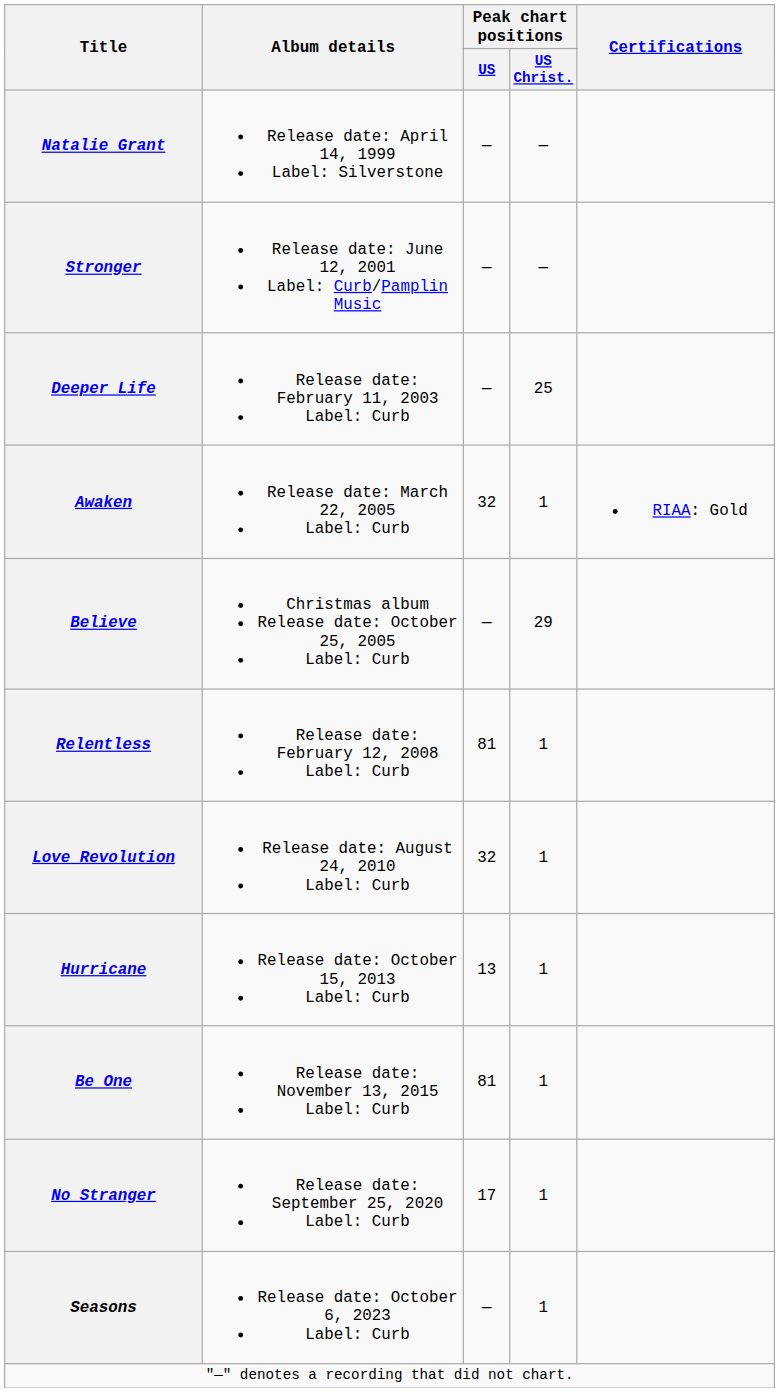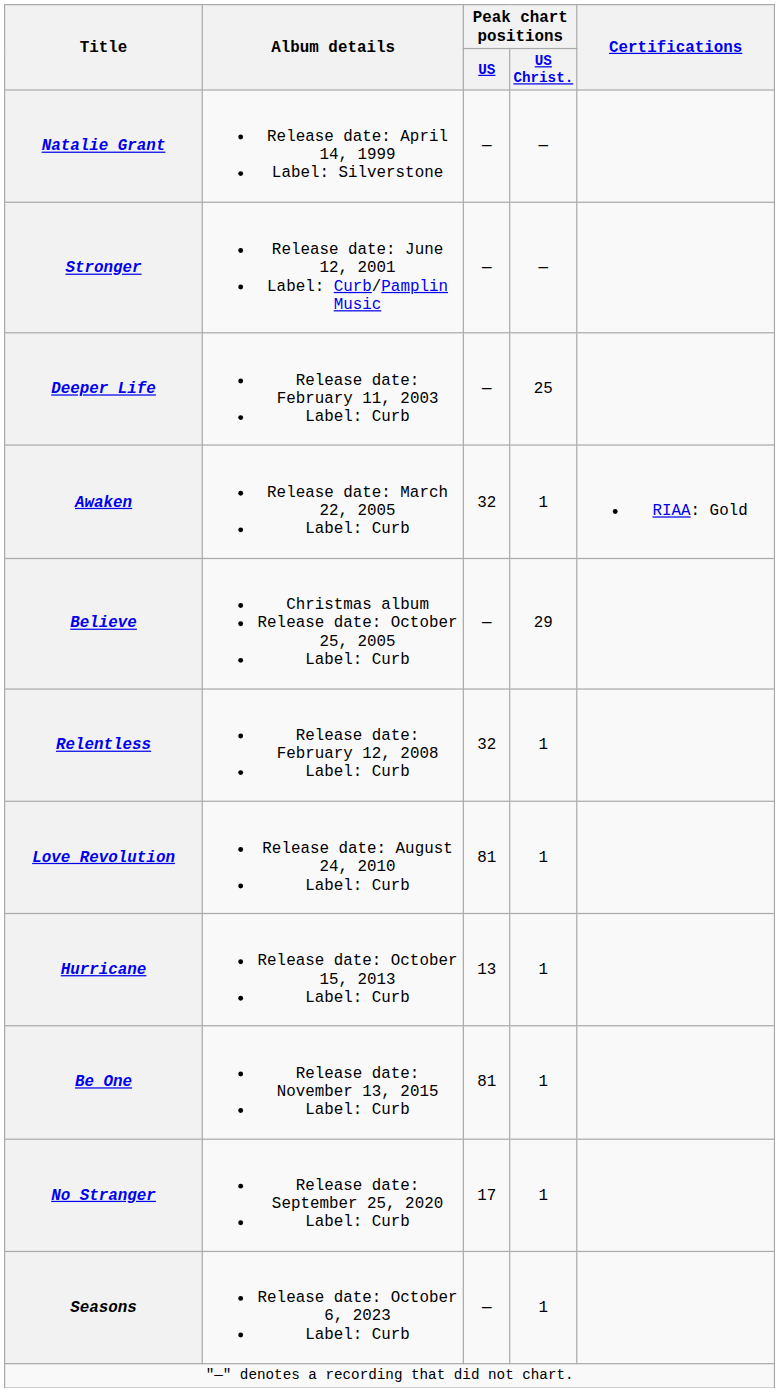(487, 745) 81 -> (487, 745) 32
(487, 857) 32 -> (487, 857) 81
